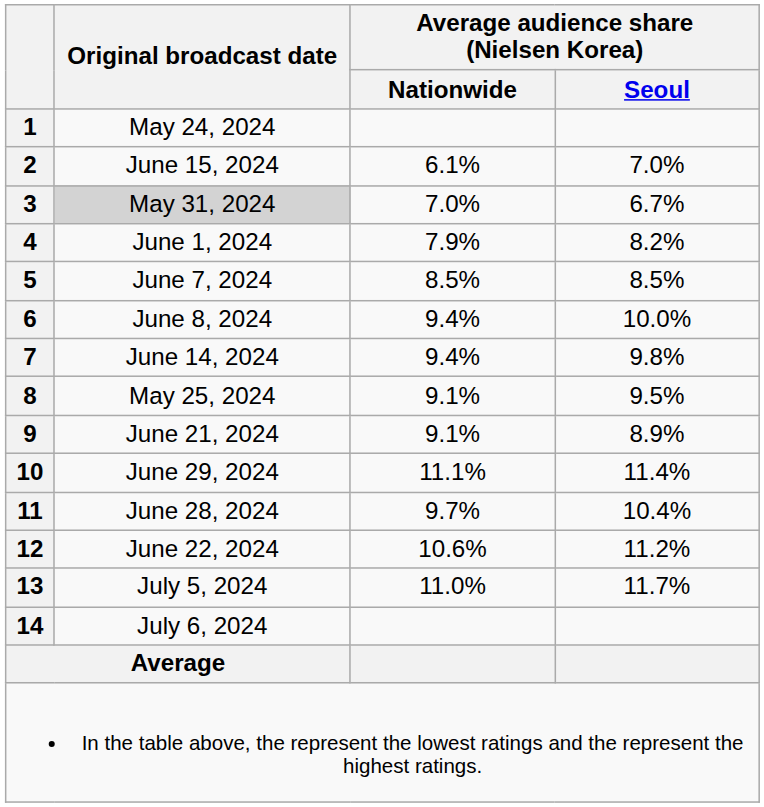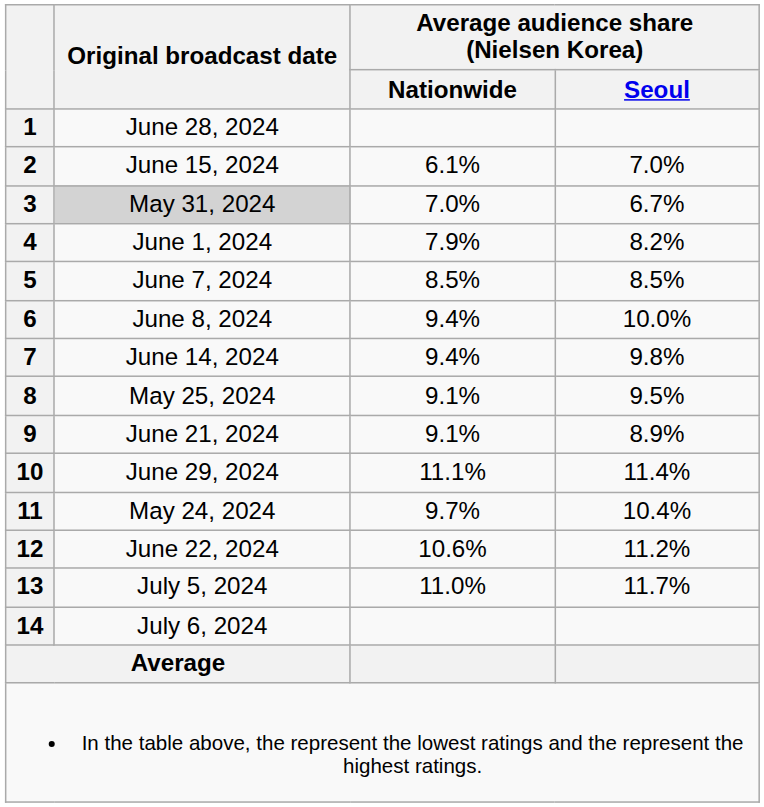(202, 127) May 24, 2024 -> (202, 127) June 28, 2024
(202, 510) June 28, 2024 -> (202, 510) May 24, 2024
